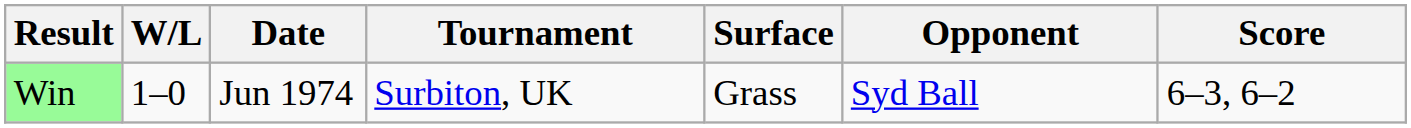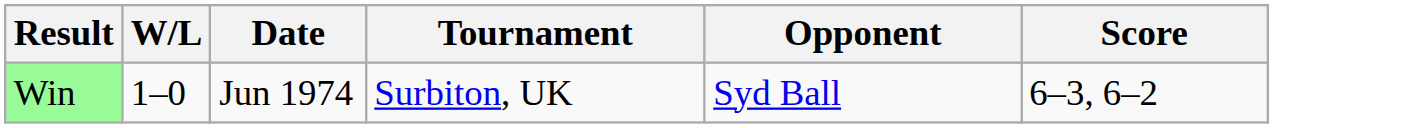- column: (774, 33)
